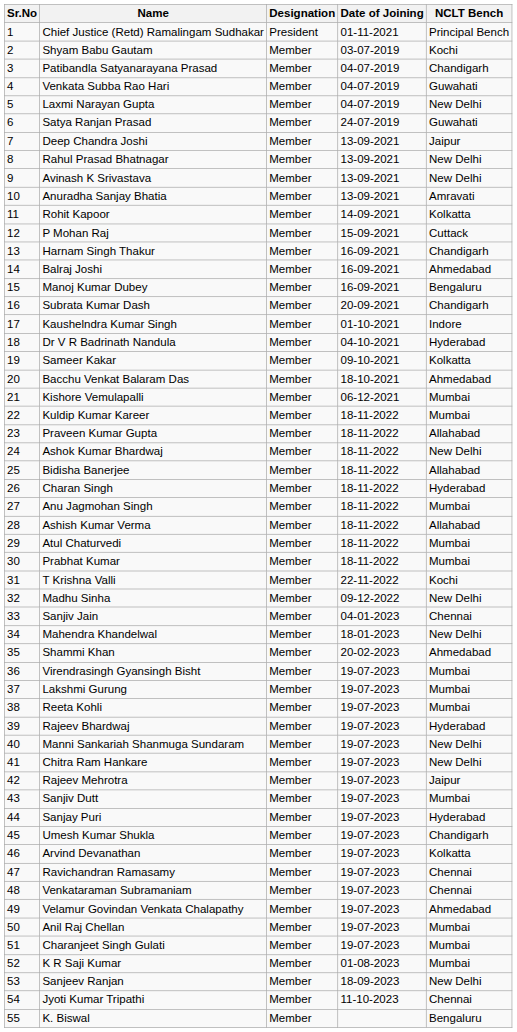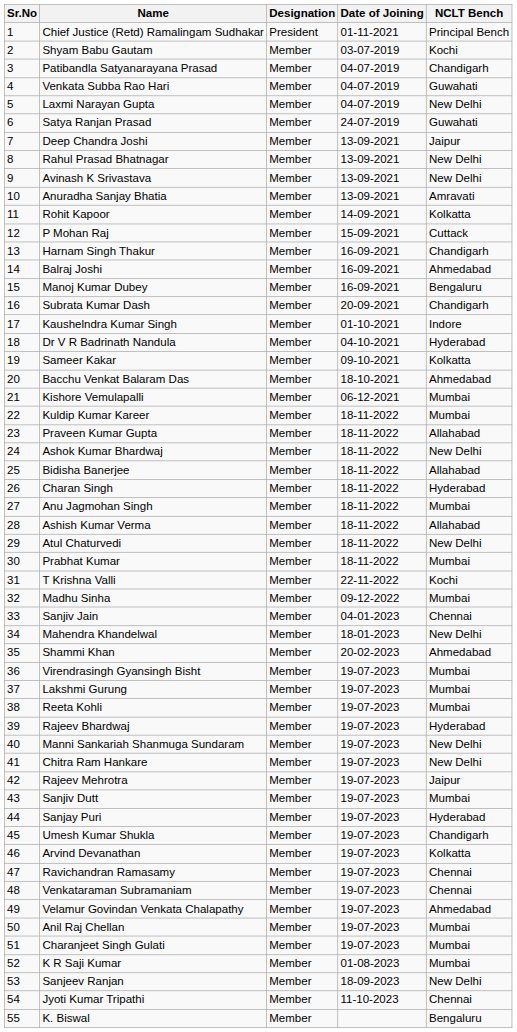(450, 543) Mumbai -> (455, 543) New Delhi
(455, 598) New Delhi -> (450, 598) Mumbai
